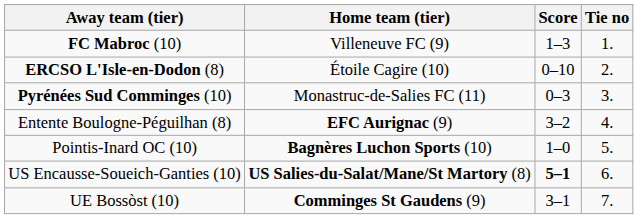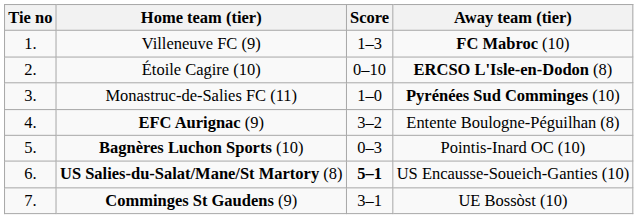columns swapped: (607, 17) <-> (125, 17)
(558, 95) 0–3 -> (370, 95) 1–0
(558, 148) 1–0 -> (370, 148) 0–3
